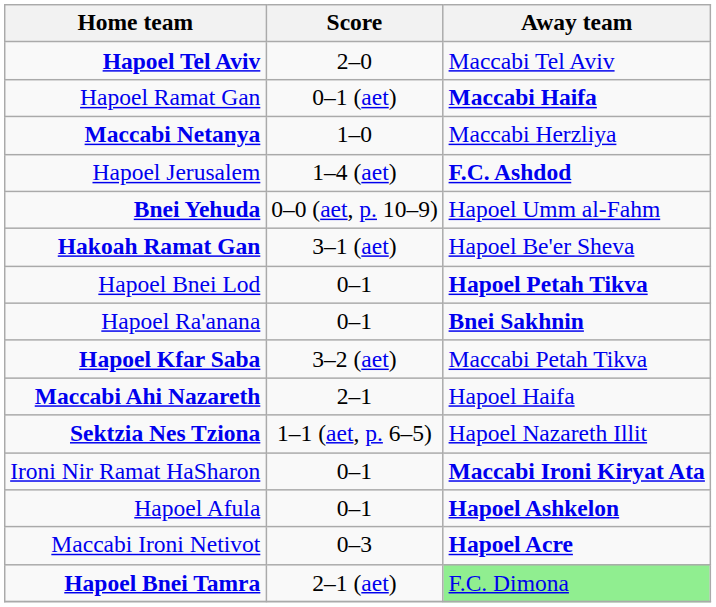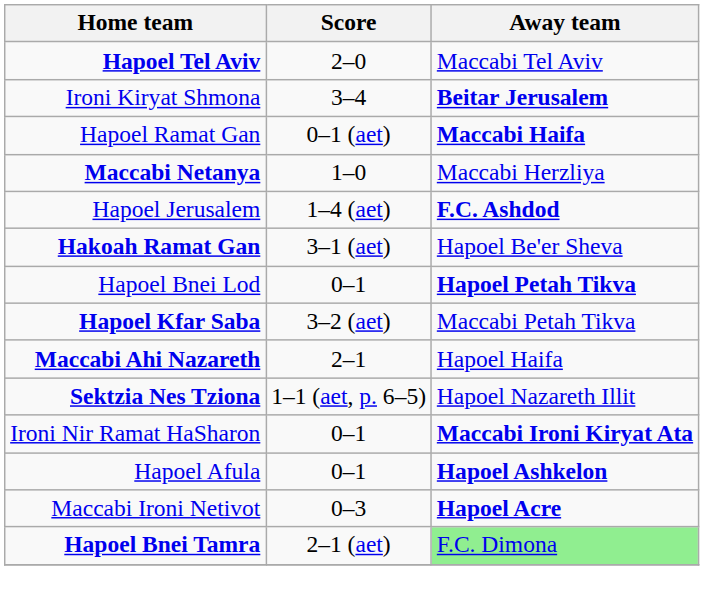+ row: (163, 97)
- row: (197, 209)
- row: (181, 321)
